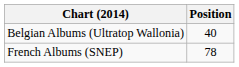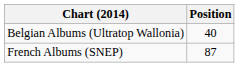(211, 52) 78 -> (211, 52) 87
